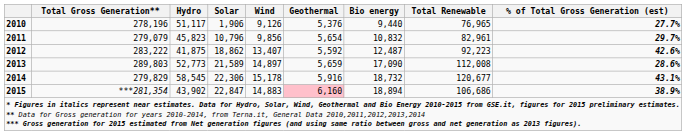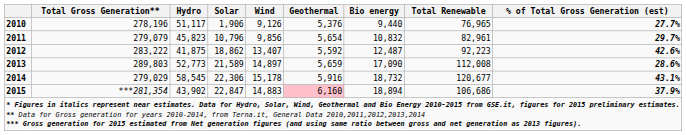(151, 78) 279,829 -> (151, 78) 279,029
(668, 91) 38.9% -> (668, 91) 37.9%
